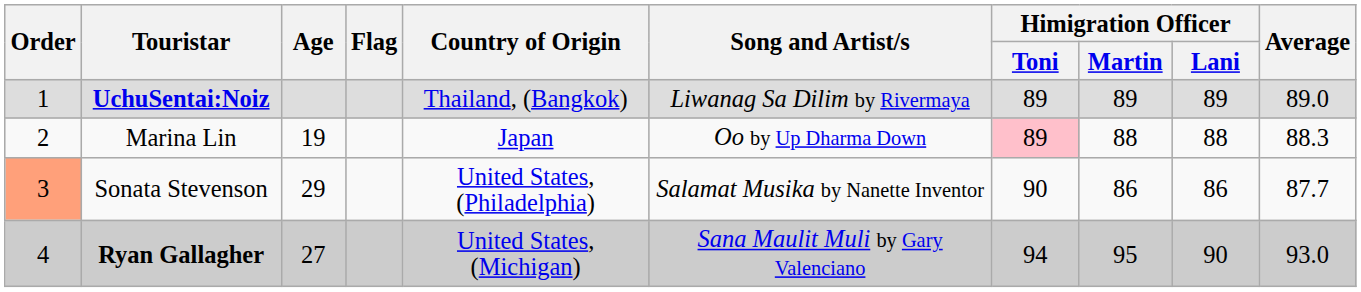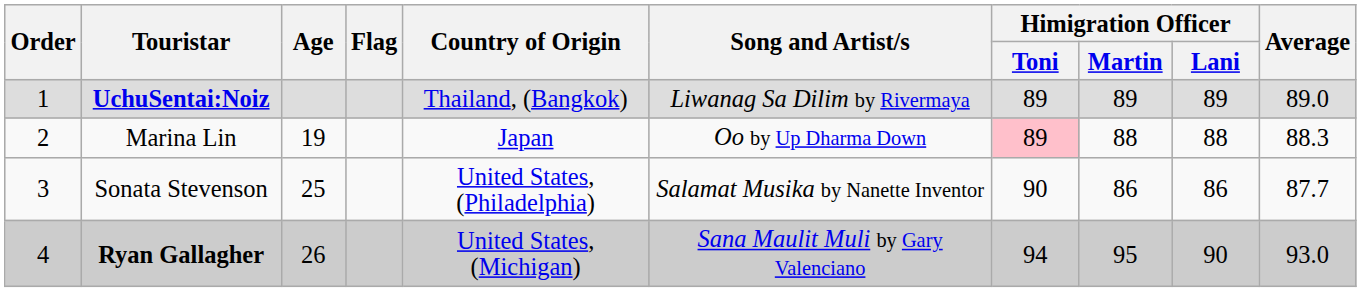(43, 189) lightsalmon background -> (43, 189) no background
(313, 189) 29 -> (313, 189) 25
(313, 253) 27 -> (313, 253) 26
